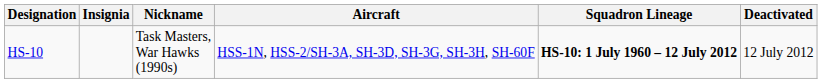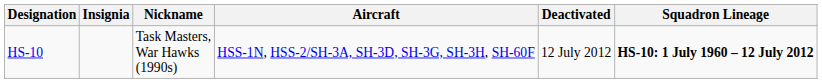columns swapped: (639, 15) <-> (778, 15)
